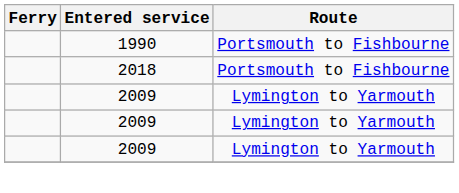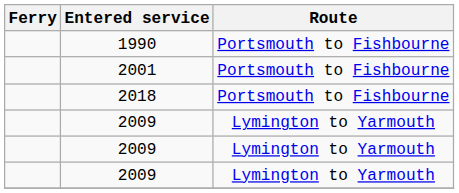+ row: (137, 70)
